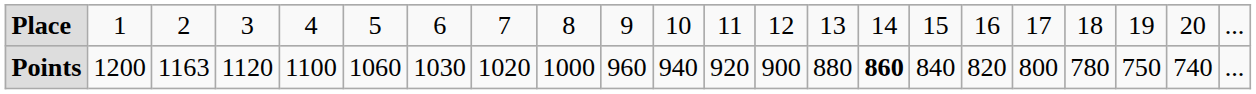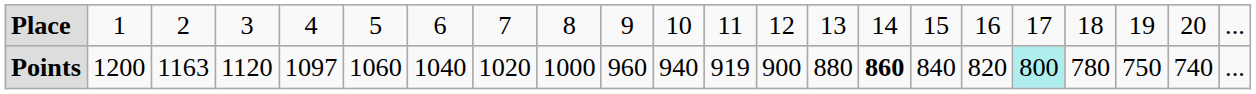(311, 66) 1100 -> (311, 66) 1097
(440, 66) 1030 -> (440, 66) 1040
(730, 66) 920 -> (730, 66) 919
(1038, 66) no background -> (1039, 66) paleturquoise background
